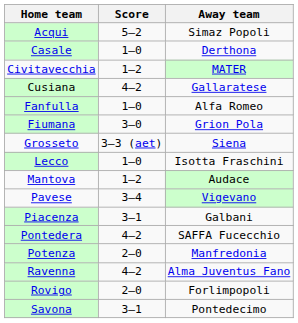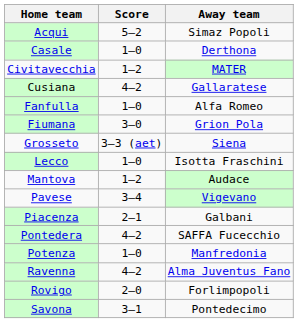(132, 216) 3–1 -> (132, 216) 2–1
(132, 253) 2–0 -> (132, 253) 1–0
